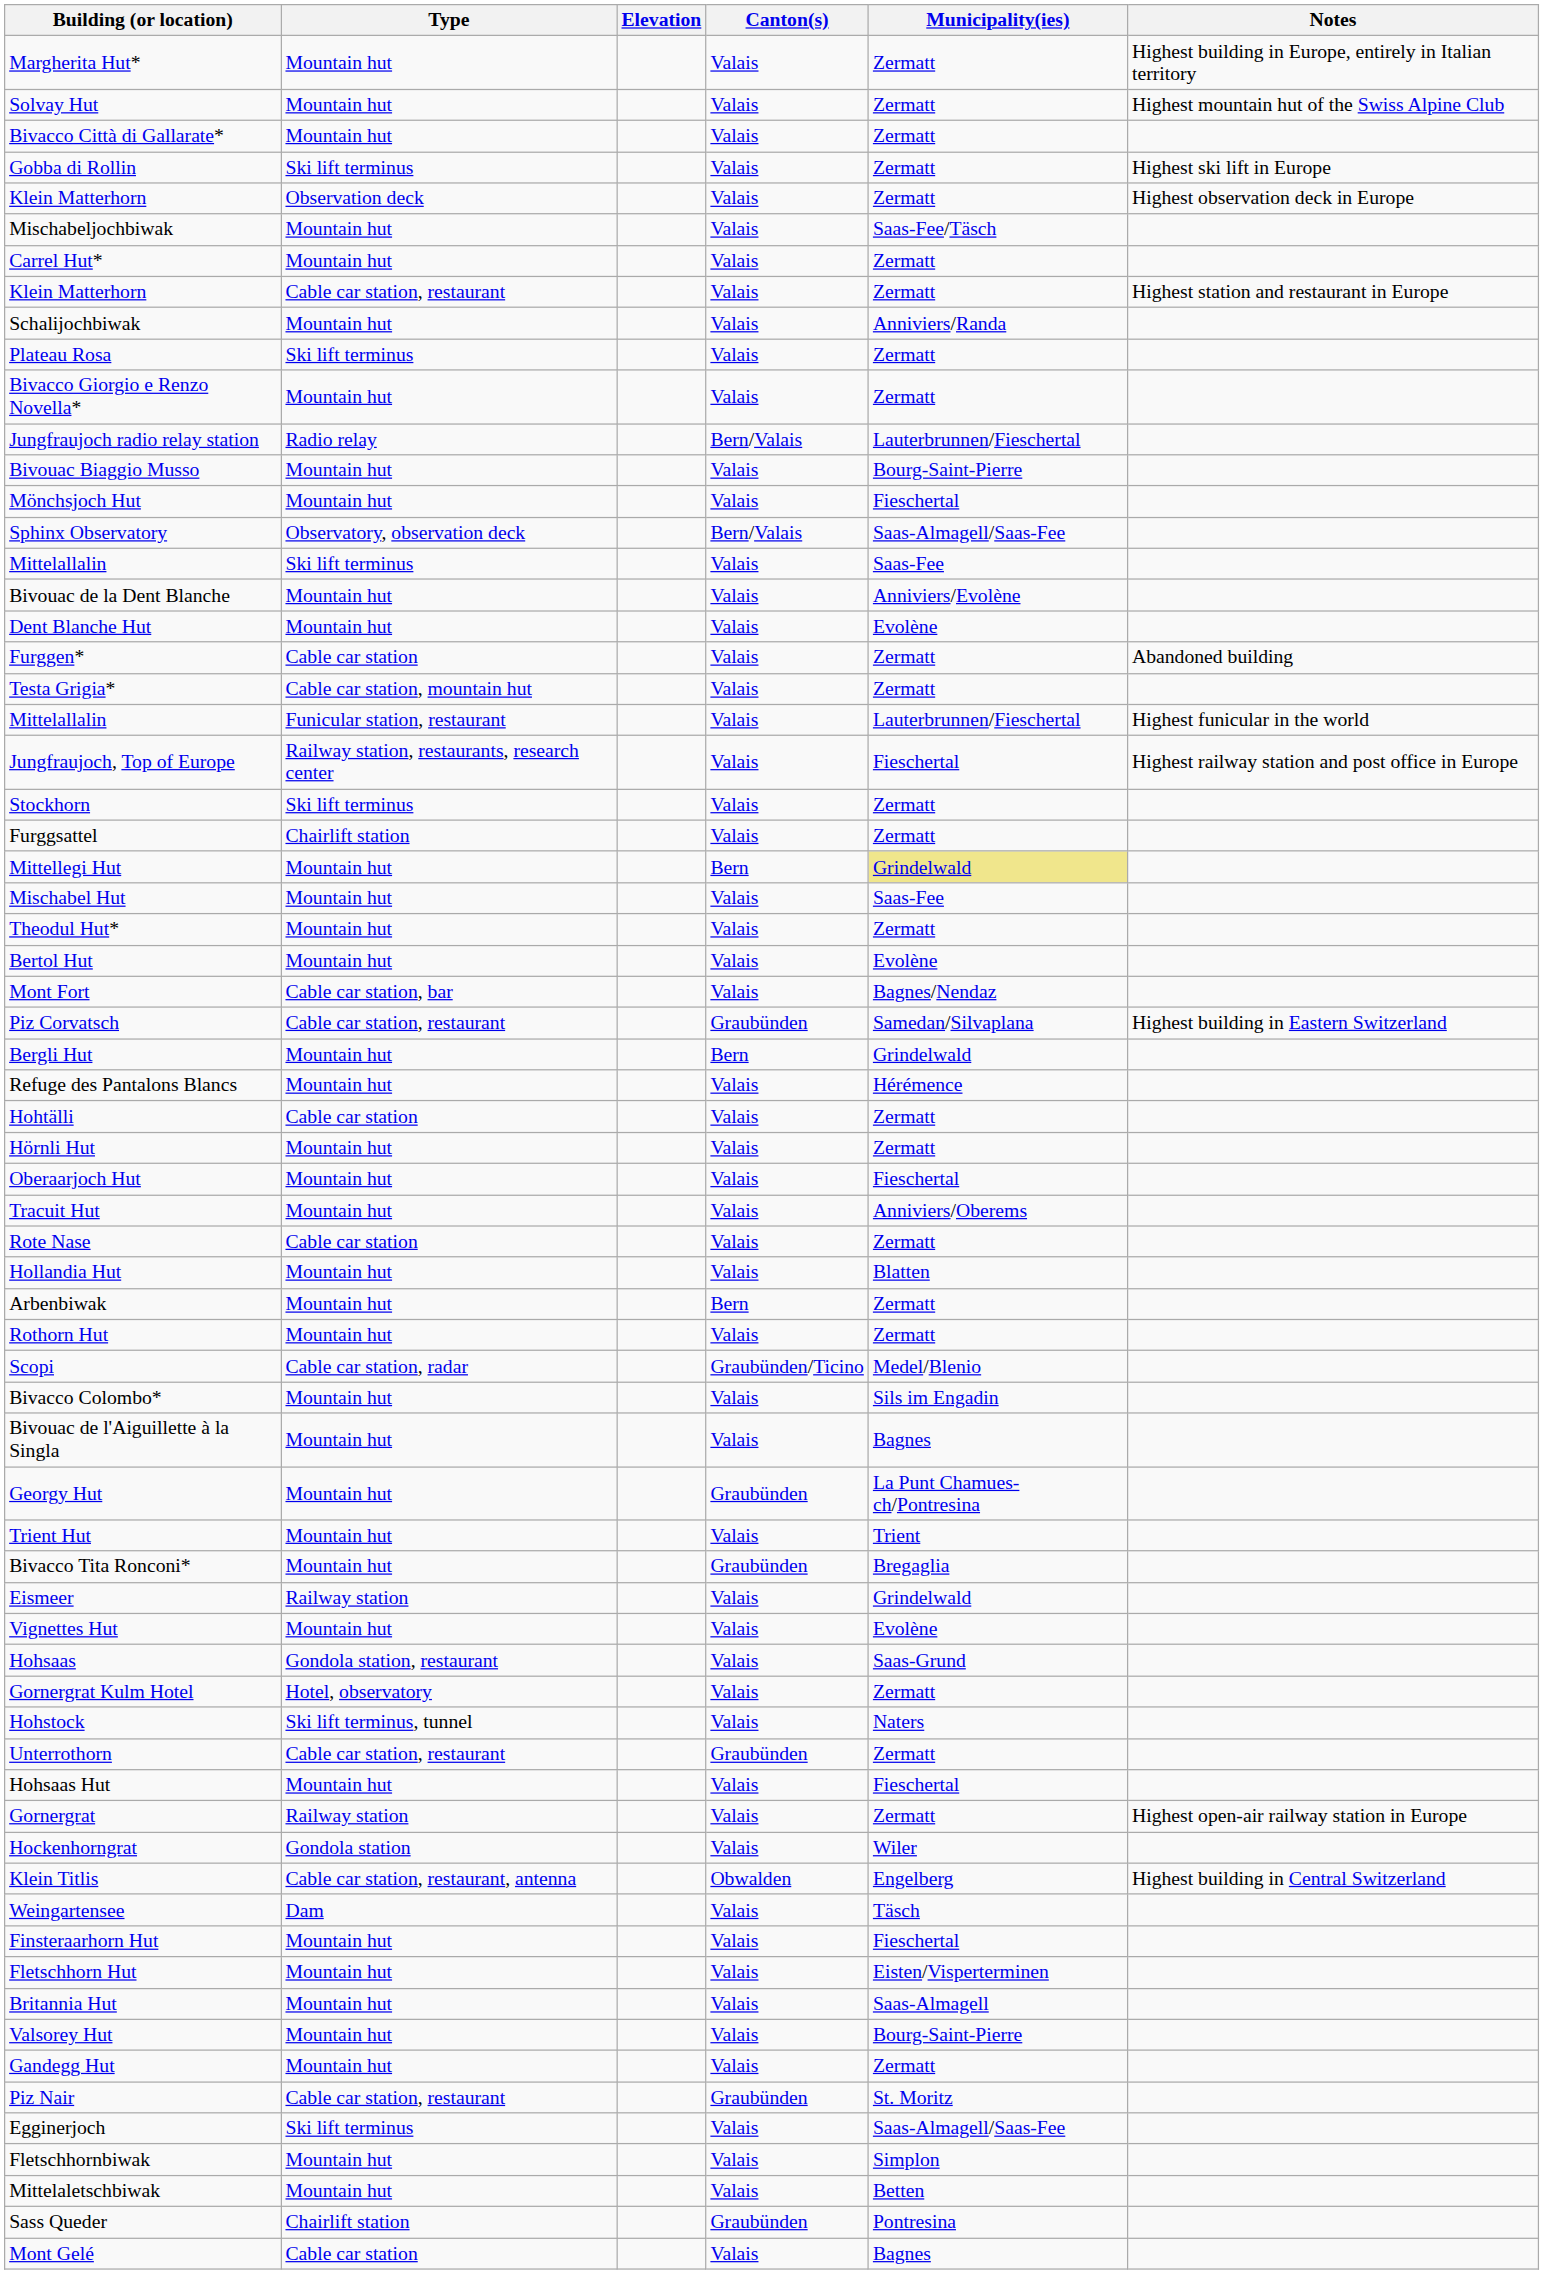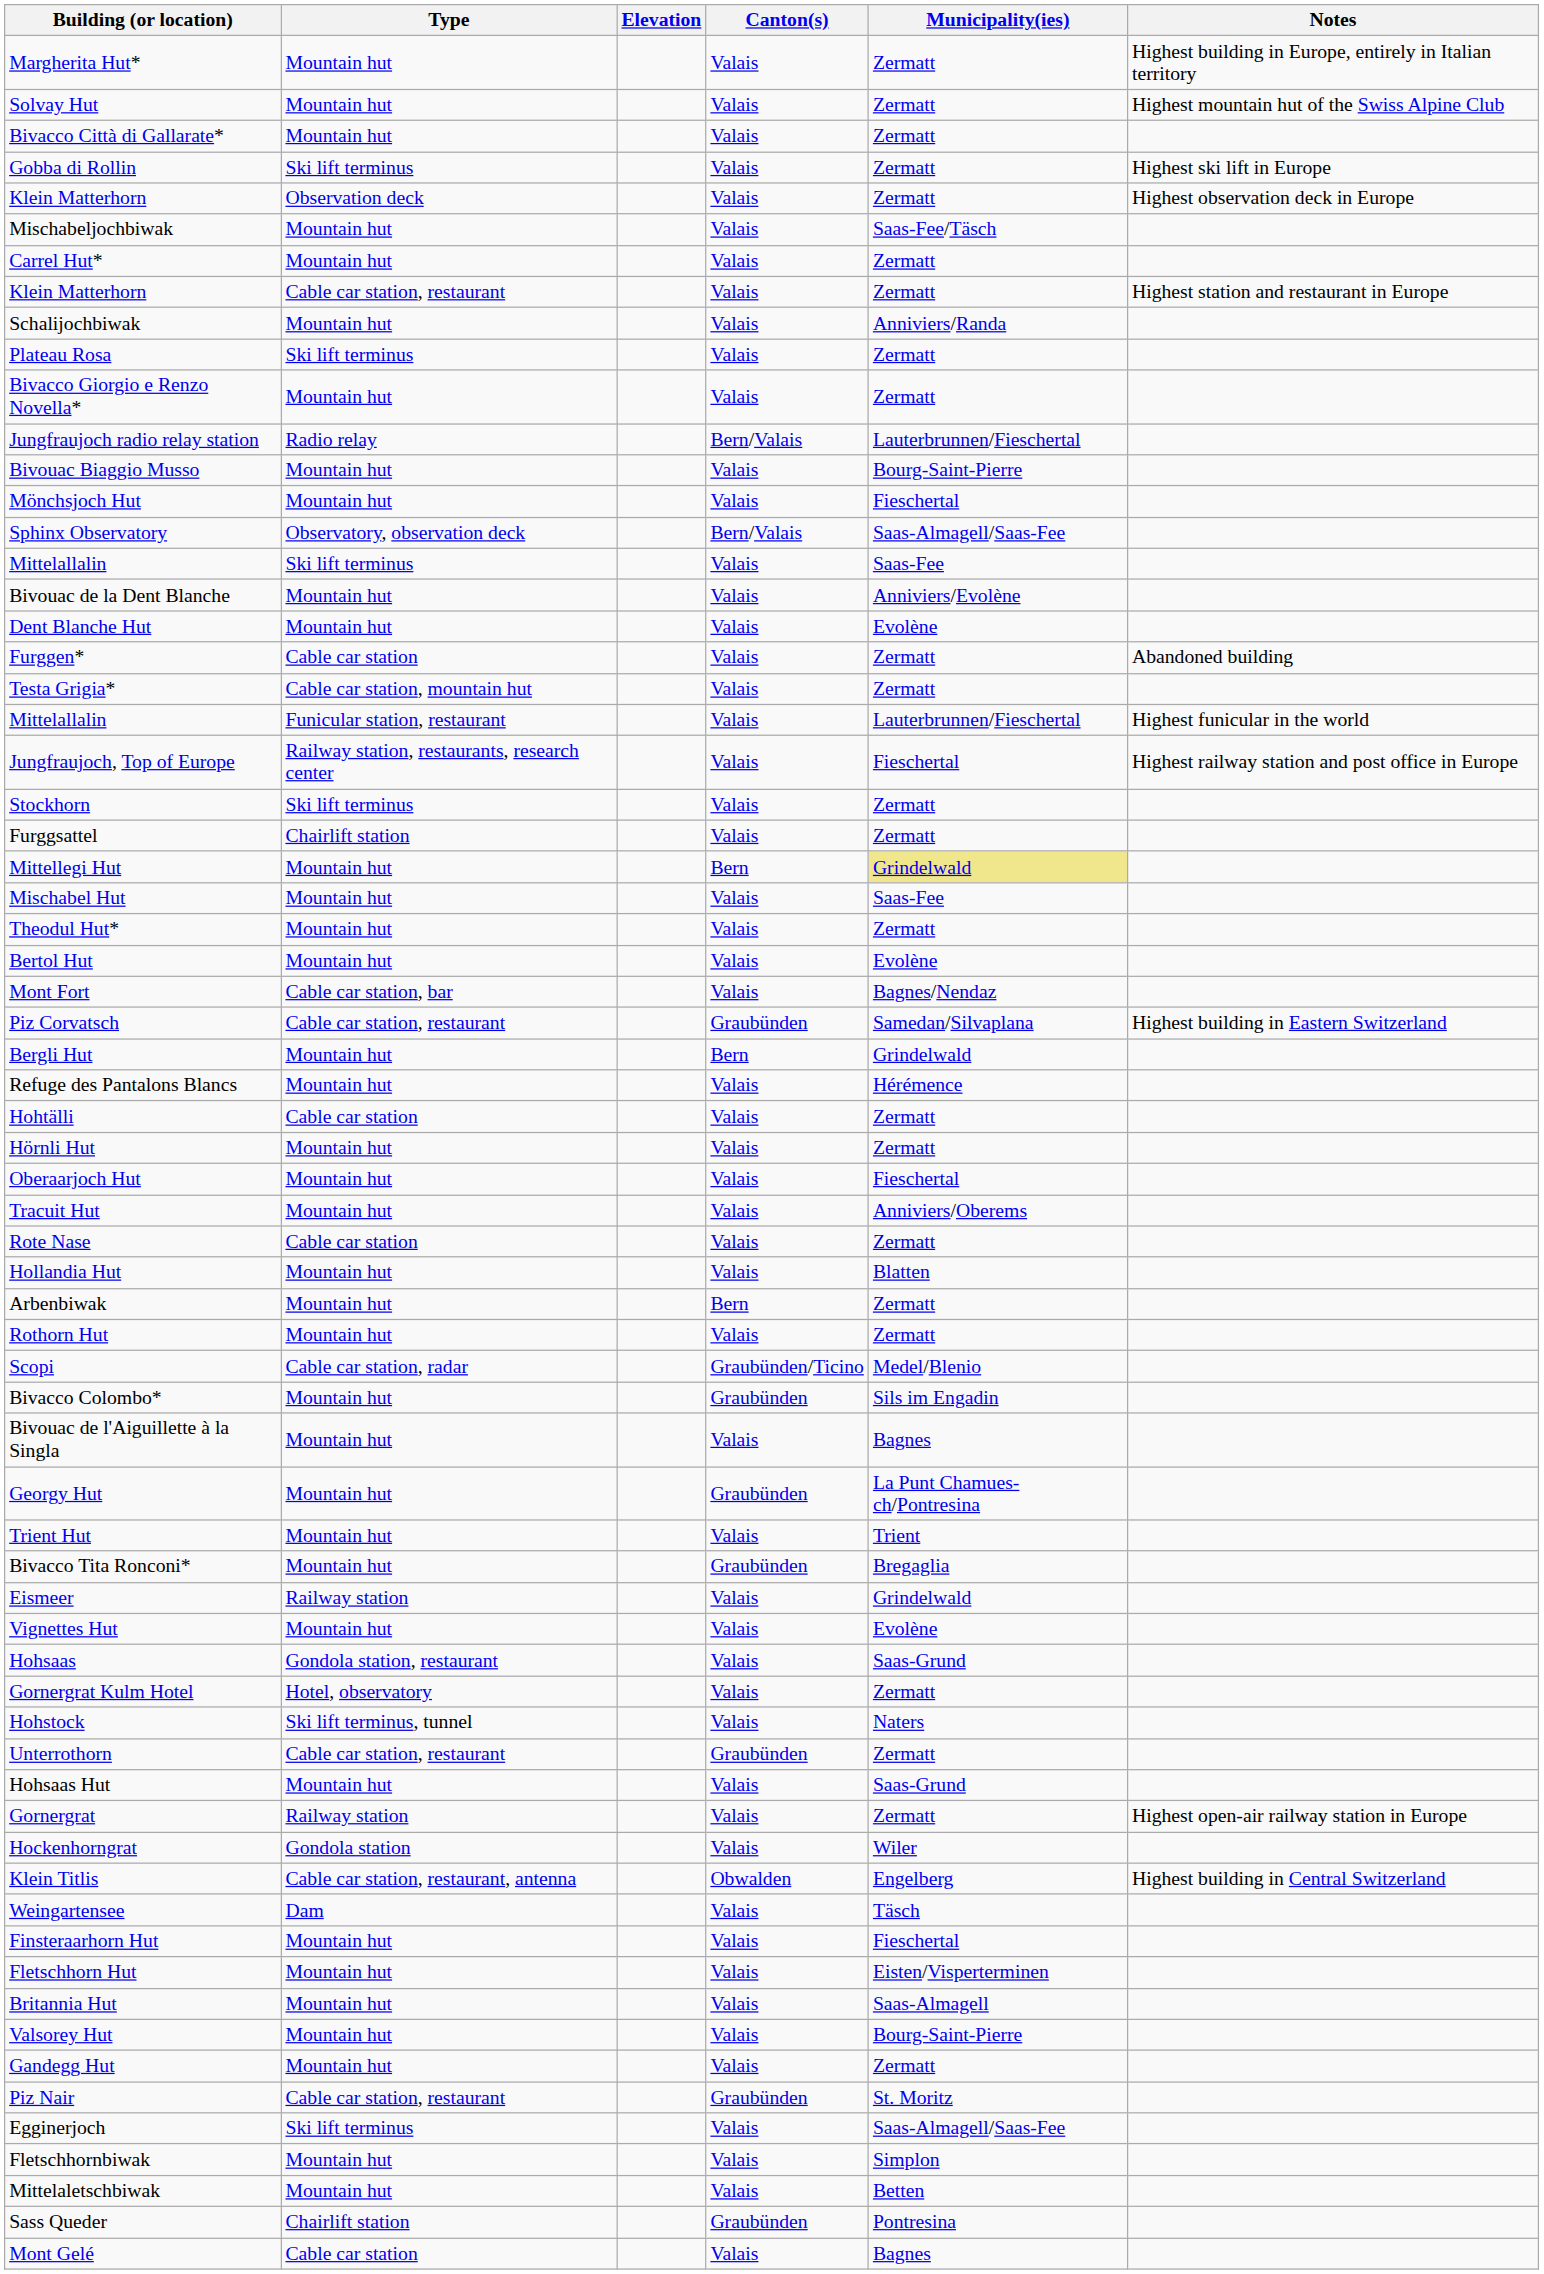(734, 1397) Valais -> (759, 1397) Graubünden
(916, 1785) Fieschertal -> (919, 1785) Saas-Grund
